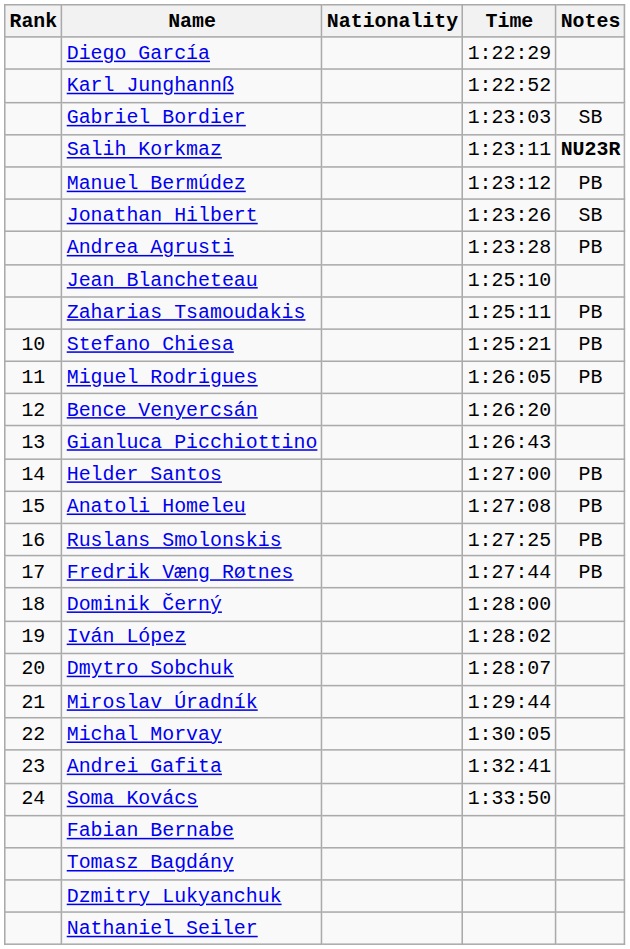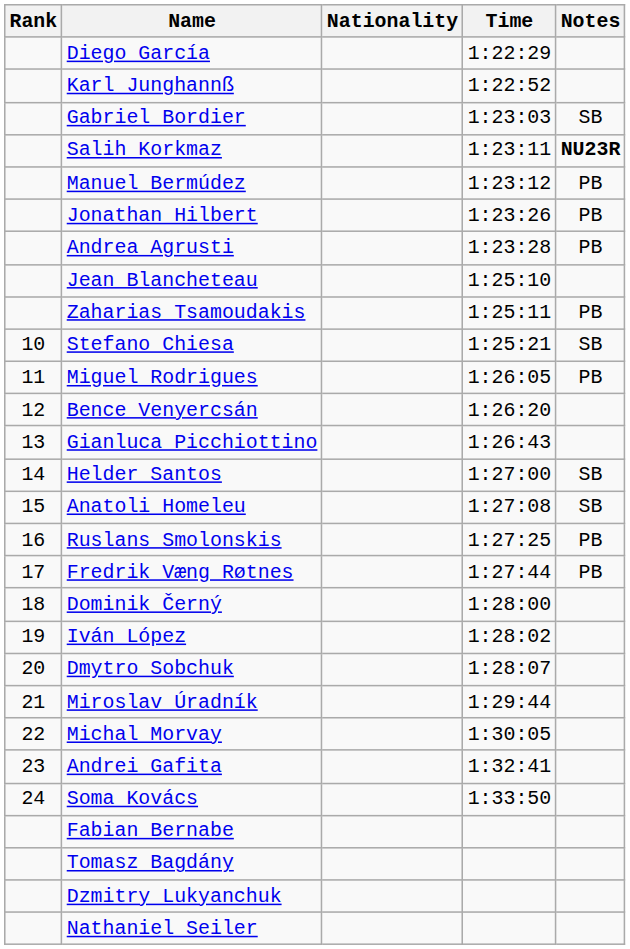(591, 215) SB -> (591, 215) PB
(591, 345) PB -> (591, 345) SB
(591, 475) PB -> (591, 475) SB
(591, 507) PB -> (591, 507) SB
